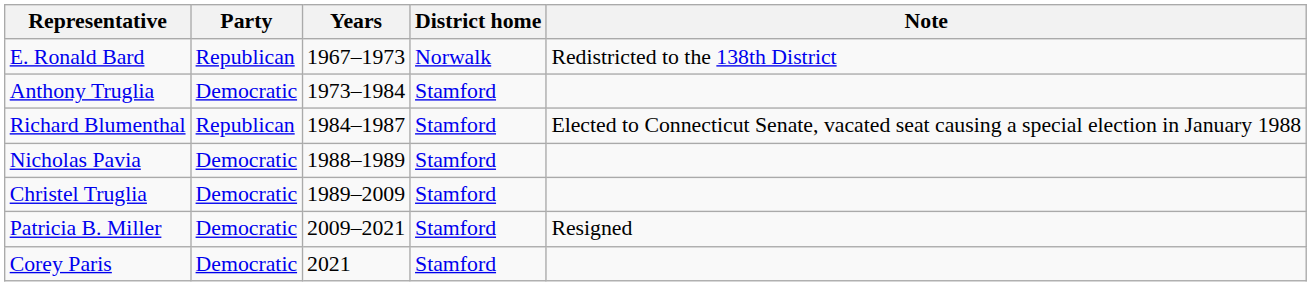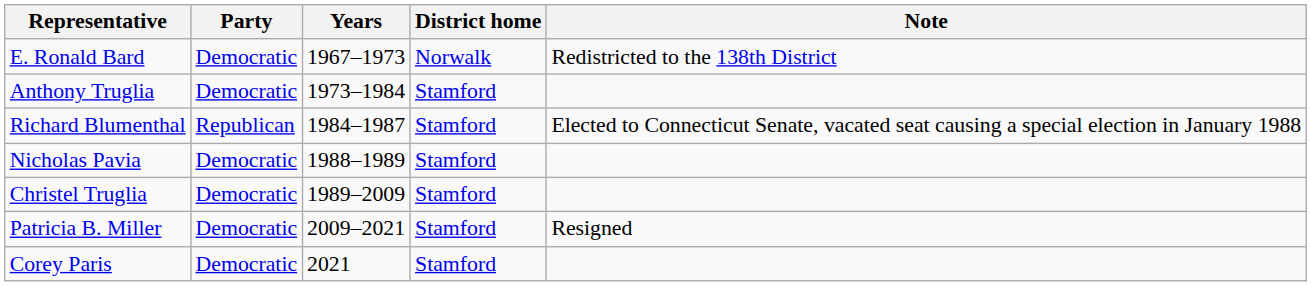(245, 56) Republican -> (246, 56) Democratic
